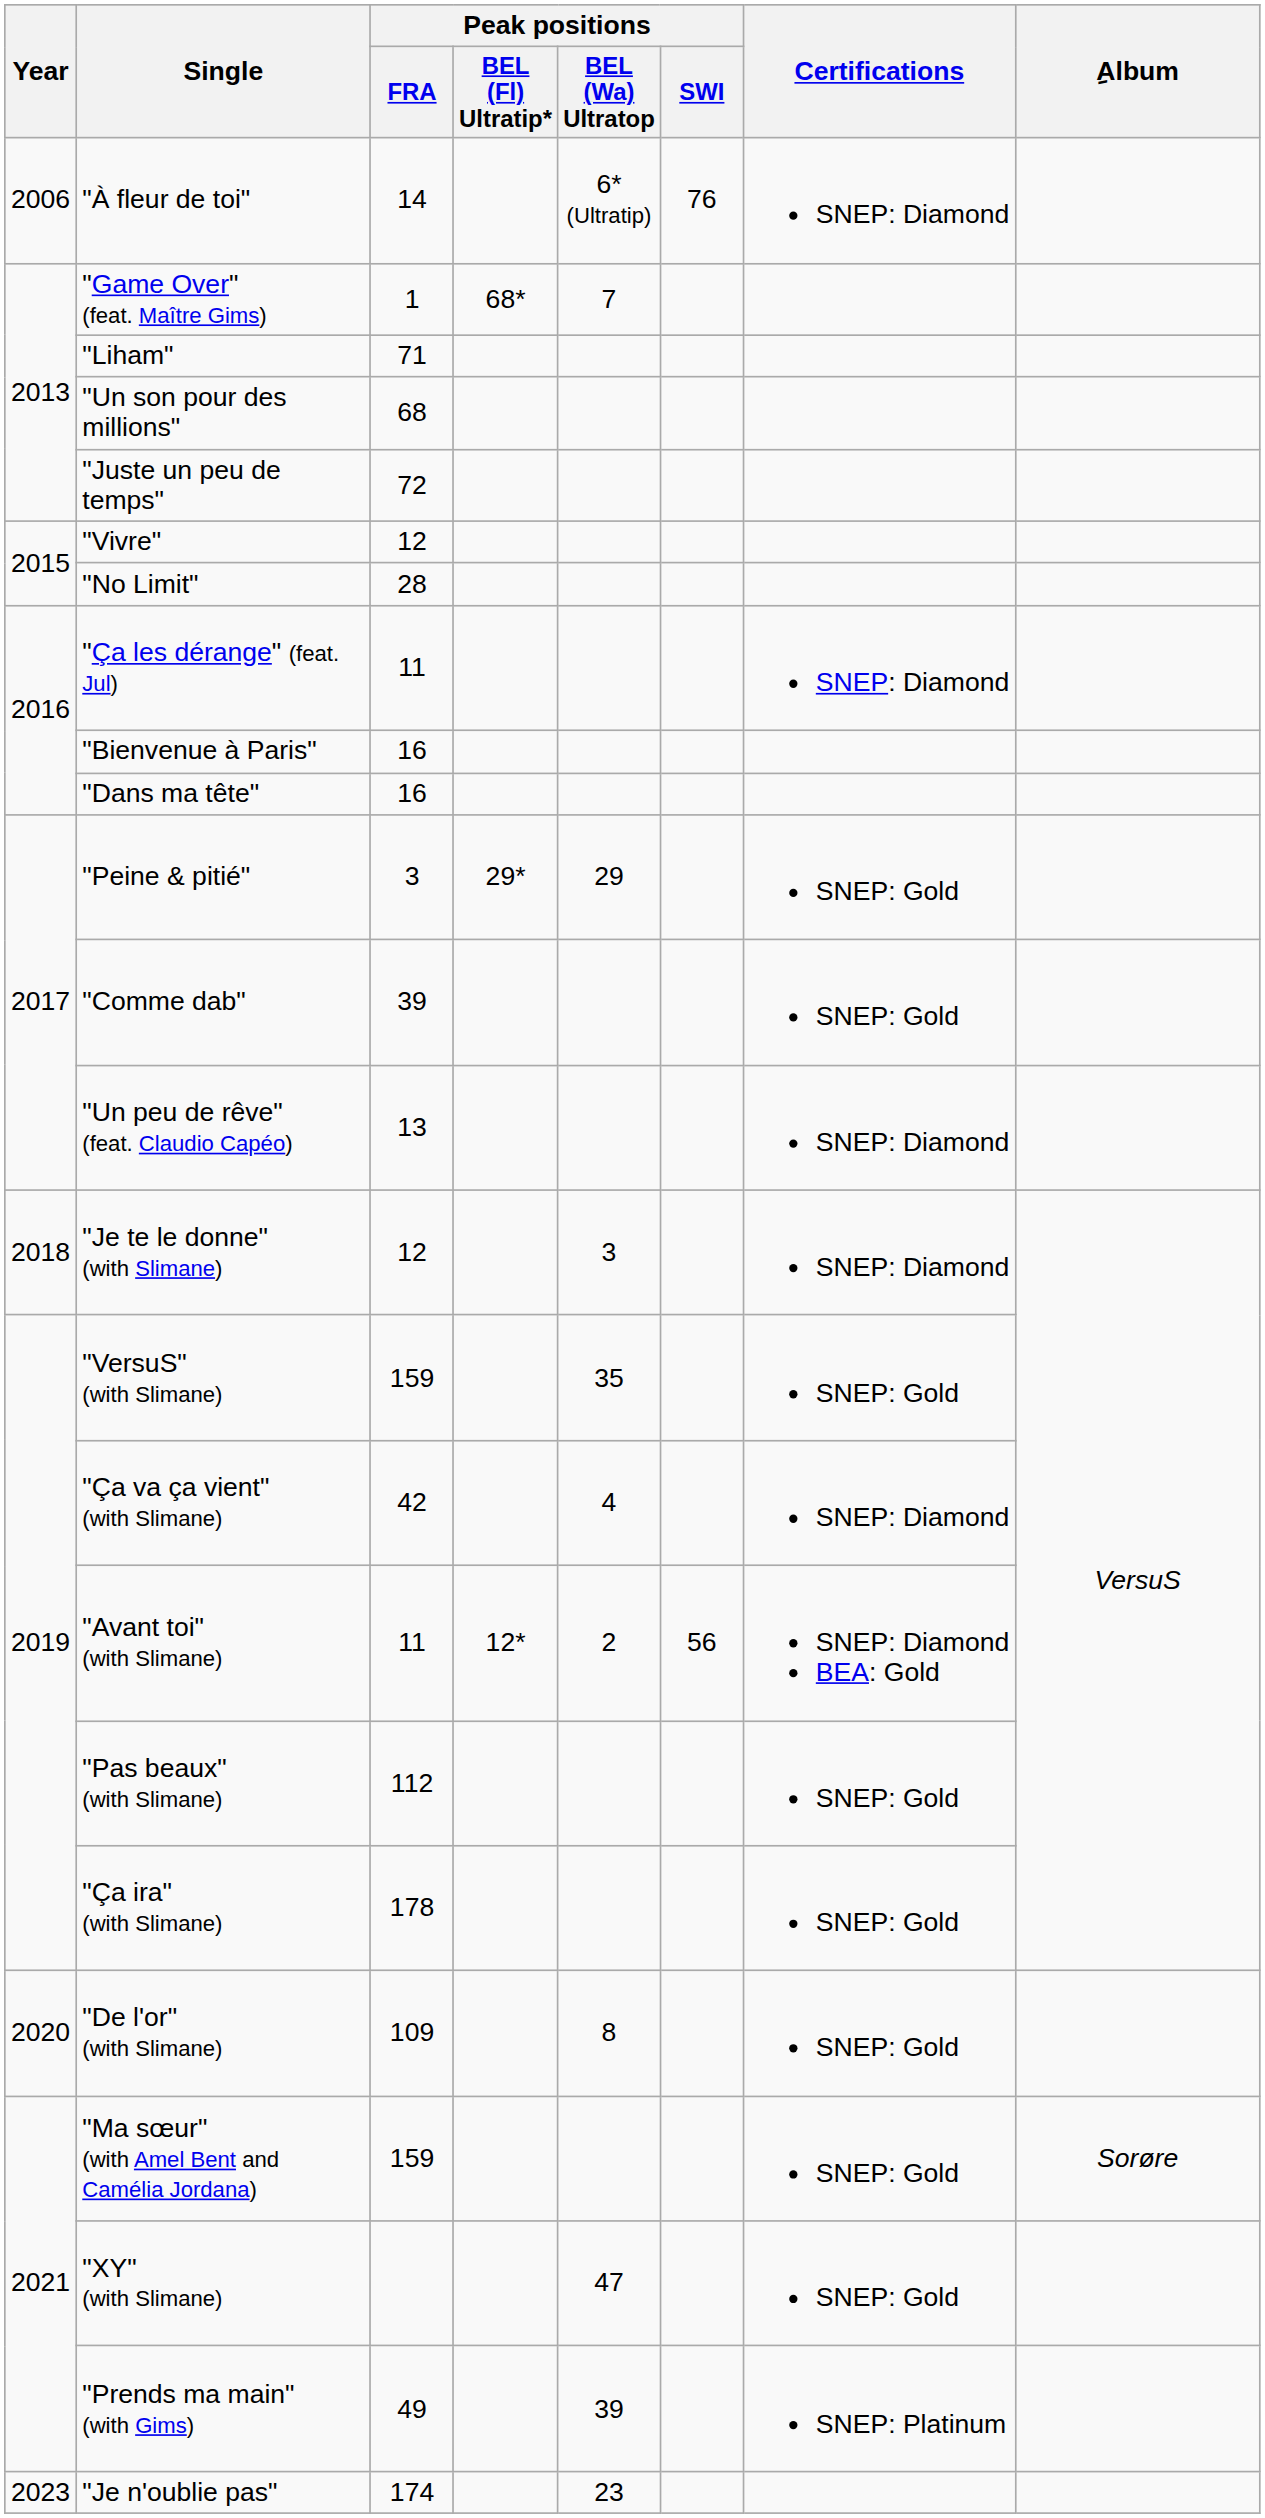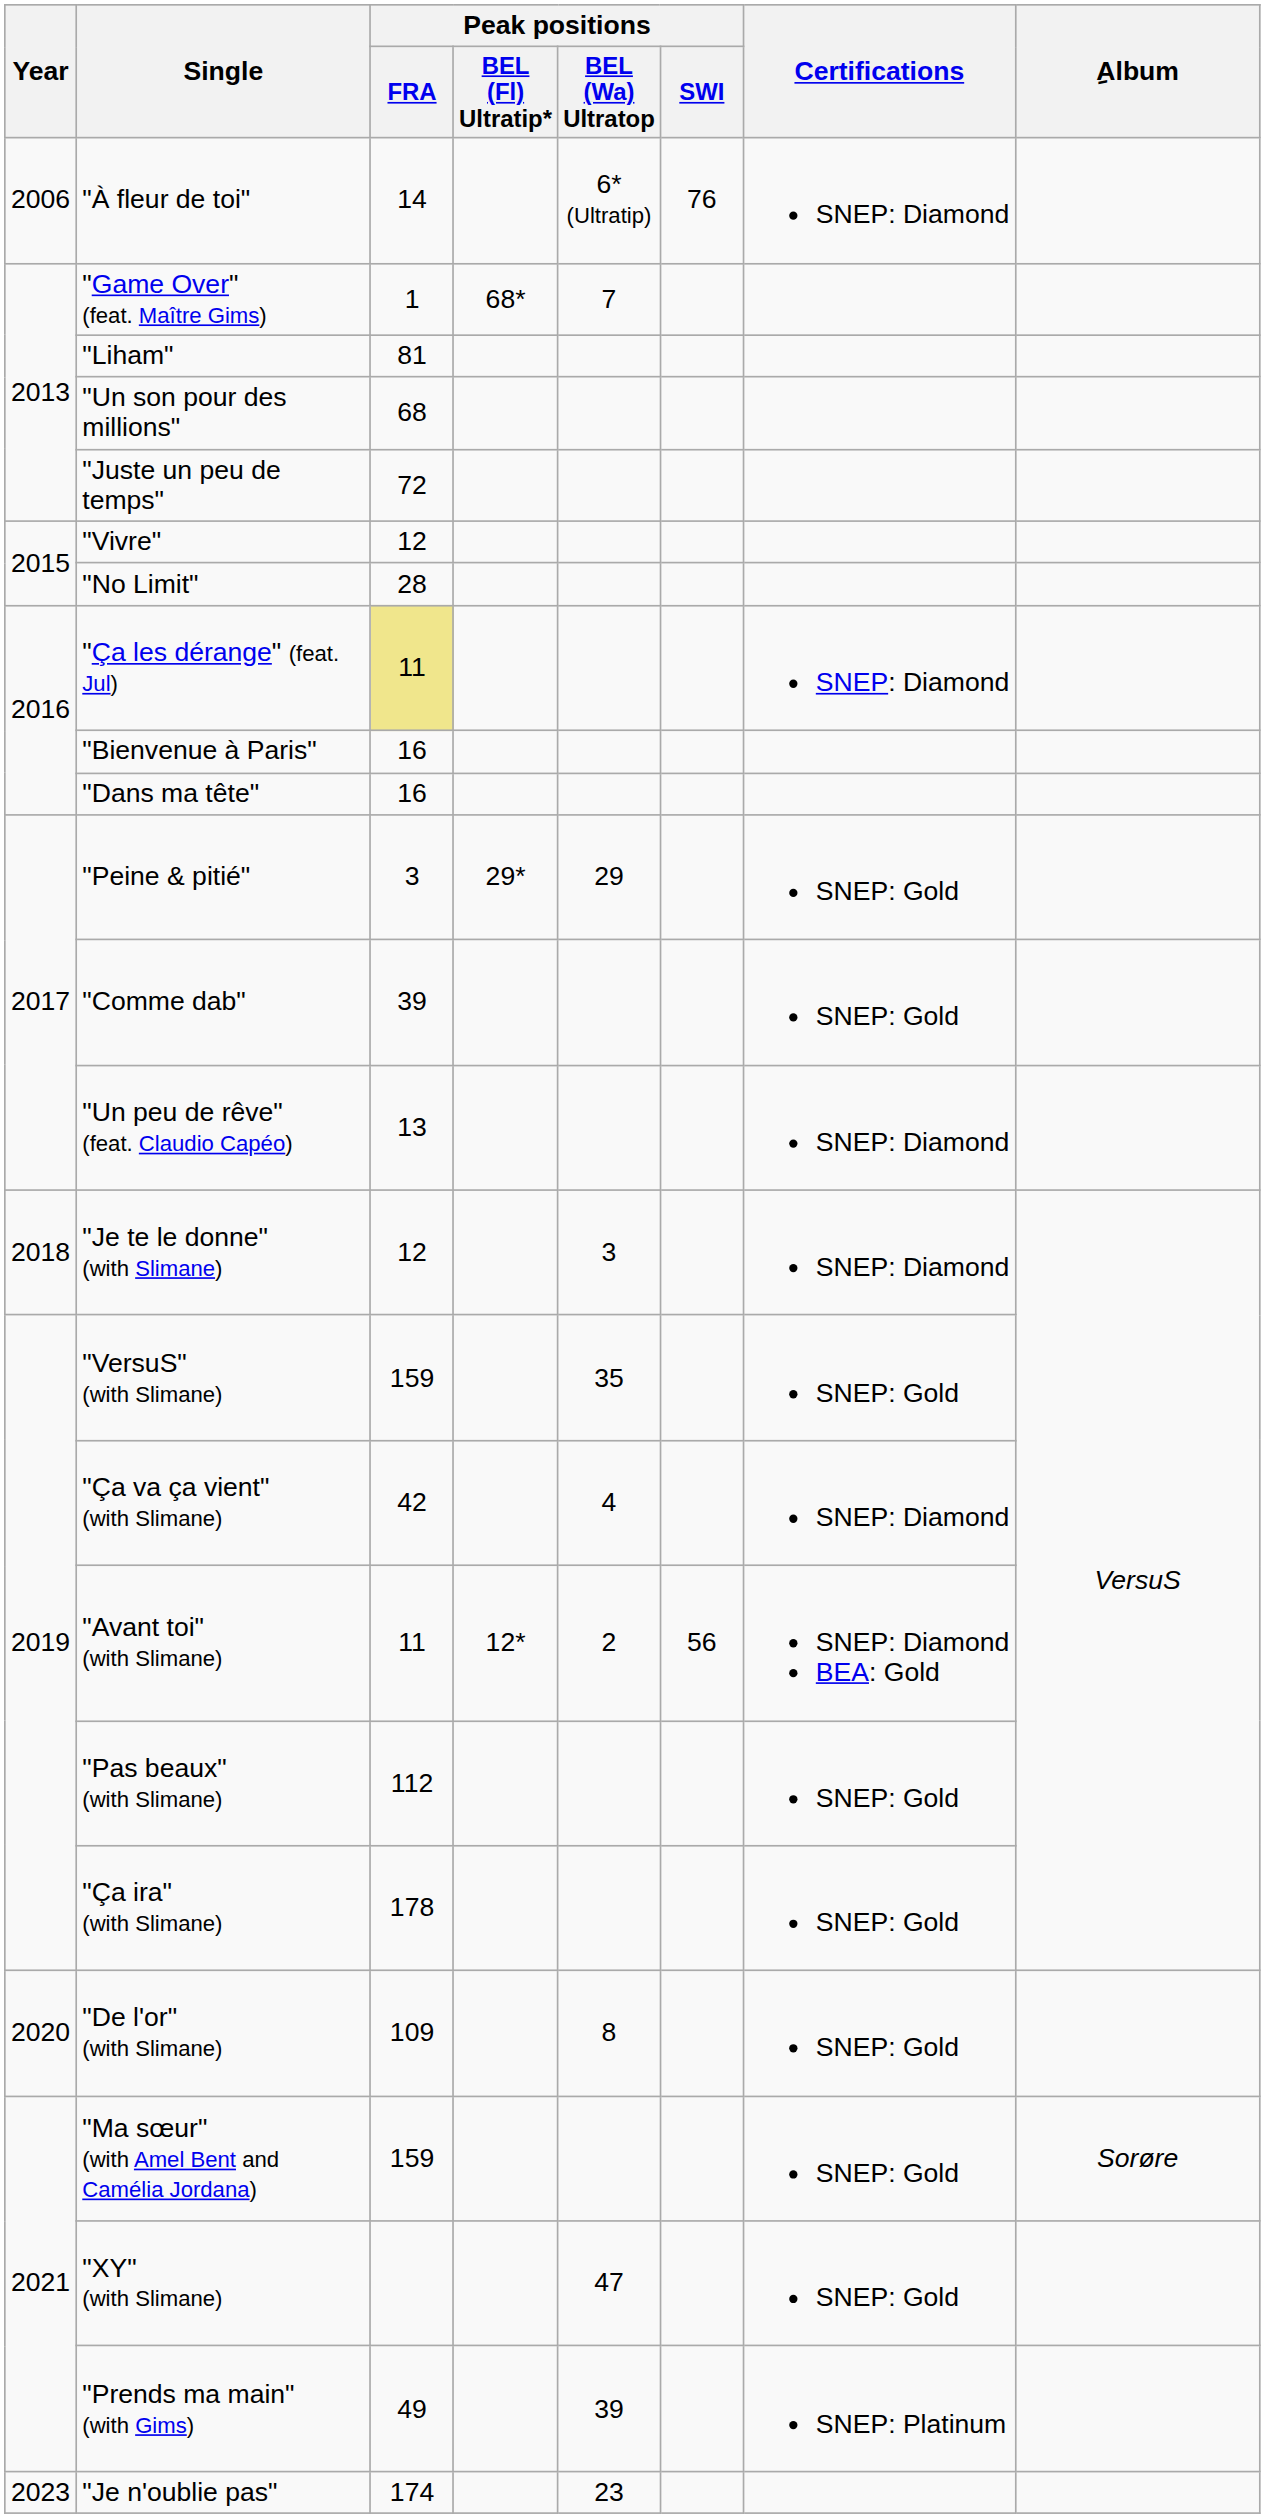(412, 355) 71 -> (412, 355) 81
(412, 667) no background -> (412, 667) khaki background
